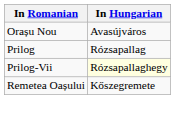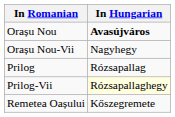(118, 31) normal -> (120, 31) bold
+ row: (41, 49)
